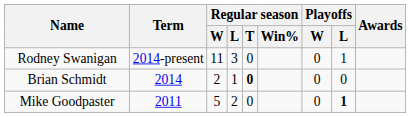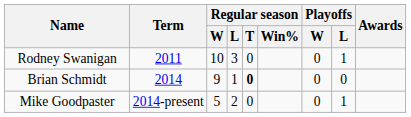(168, 58) 2014-present -> (168, 58) 2011
(217, 58) 11 -> (217, 58) 10
(217, 79) 2 -> (217, 79) 9
(168, 101) 2011 -> (168, 101) 2014-present
(344, 101) bold -> (344, 101) normal
